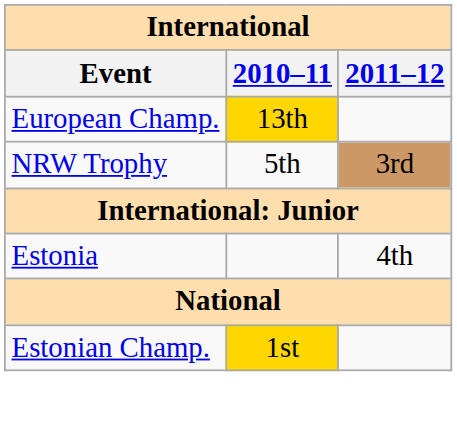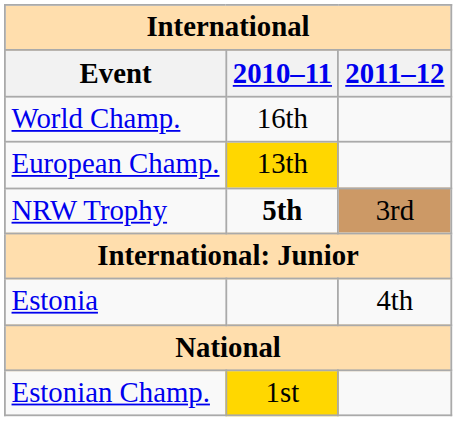+ row: (96, 118)
(282, 164) normal -> (282, 210) bold
